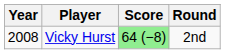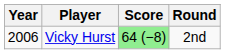(23, 37) 2008 -> (23, 37) 2006
